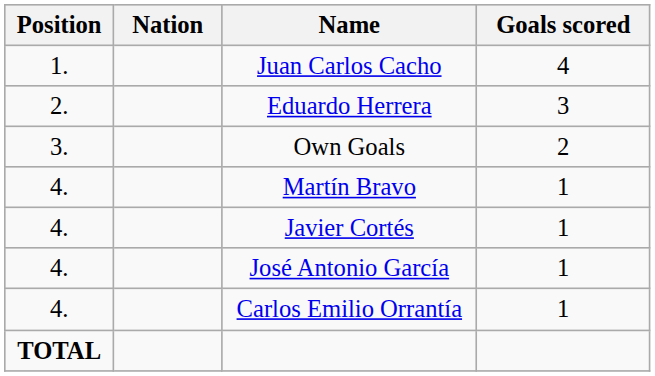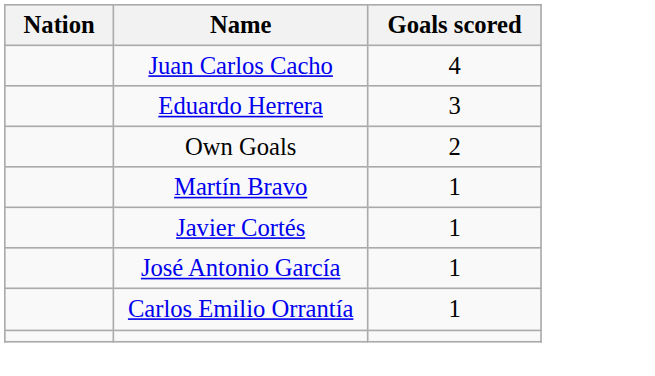- column: (59, 24)
